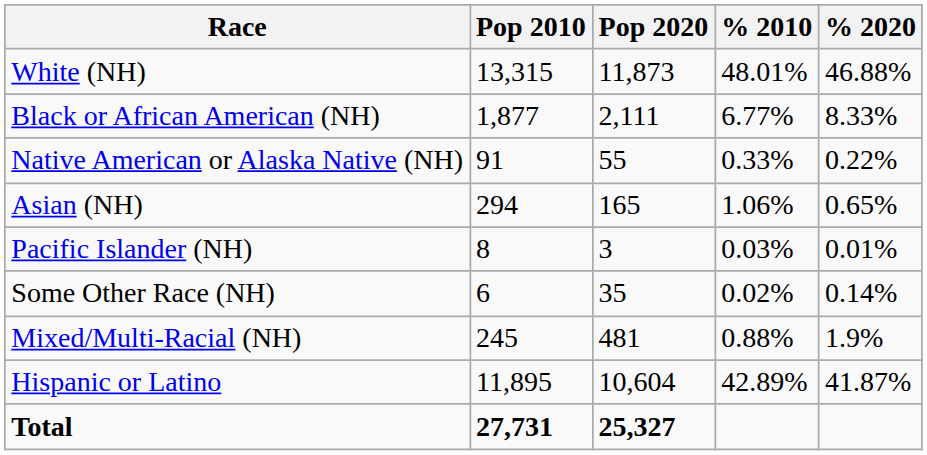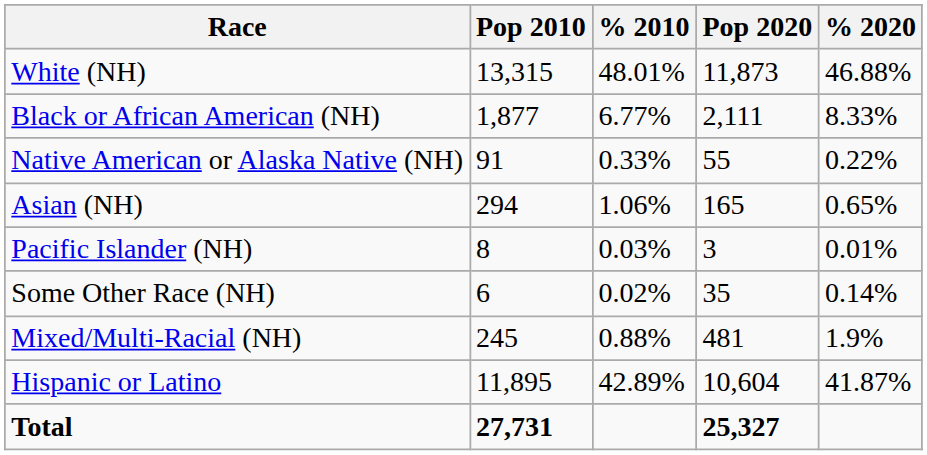columns swapped: (653, 26) <-> (767, 26)
